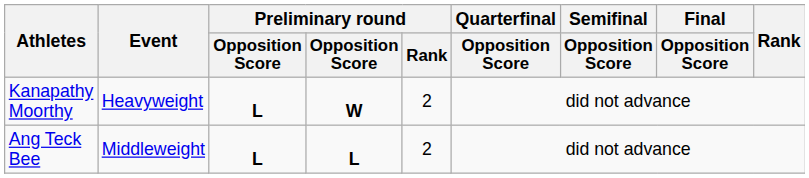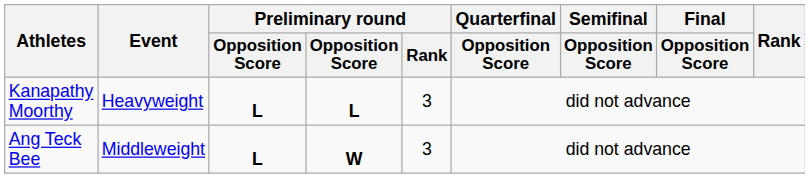(354, 112) W -> (354, 112) L
(427, 102) 2 -> (427, 102) 3
(354, 159) L -> (354, 159) W
(427, 149) 2 -> (427, 149) 3
